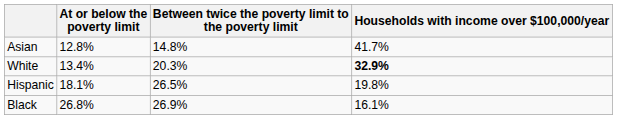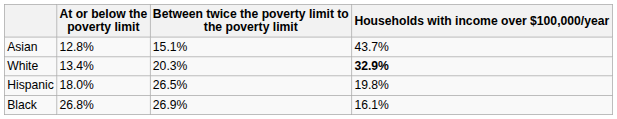(170, 47) 14.8% -> (170, 47) 15.1%
(372, 47) 41.7% -> (372, 47) 43.7%
(77, 85) 18.1% -> (77, 85) 18.0%
